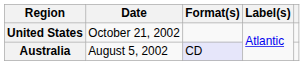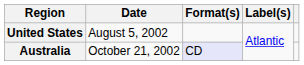(134, 32) October 21, 2002 -> (128, 32) August 5, 2002
(128, 51) August 5, 2002 -> (134, 51) October 21, 2002
